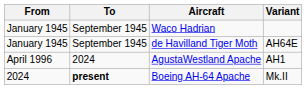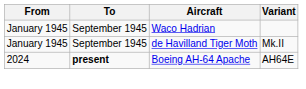(282, 44) AH64E -> (273, 44) Mk.II
- row: (206, 60)
(277, 76) Mk.II -> (278, 60) AH64E
